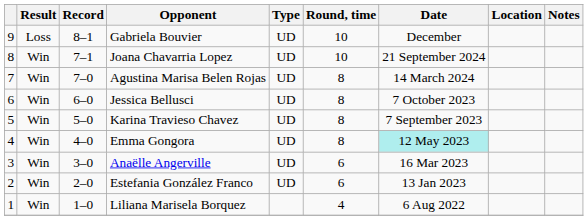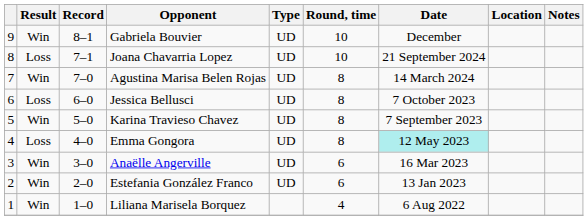(38, 36) Loss -> (38, 36) Win
(38, 57) Win -> (38, 57) Loss
(38, 99) Win -> (38, 99) Loss
(38, 141) Win -> (38, 141) Loss
